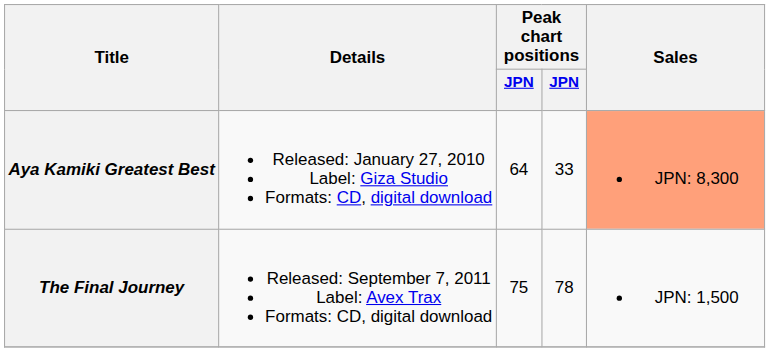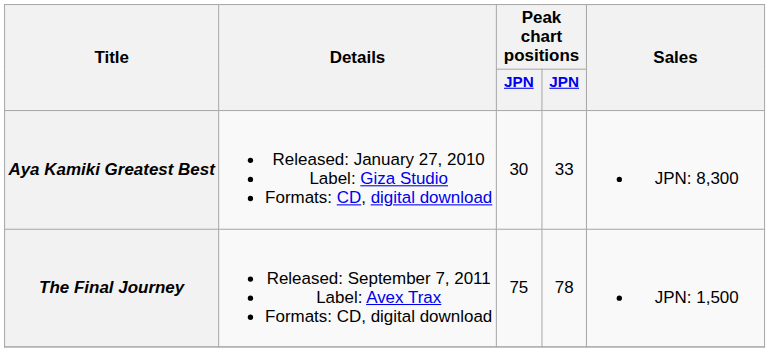(519, 169) 64 -> (519, 169) 30
(676, 179) lightsalmon background -> (676, 179) no background
